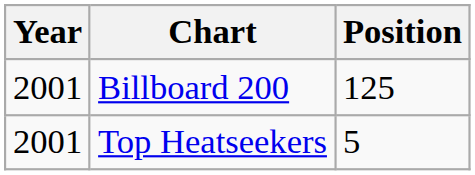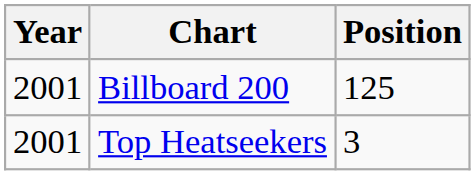(352, 141) 5 -> (352, 141) 3
